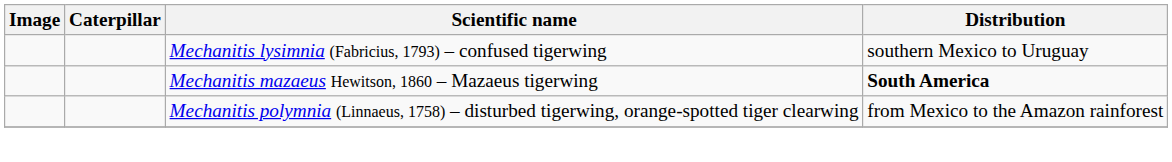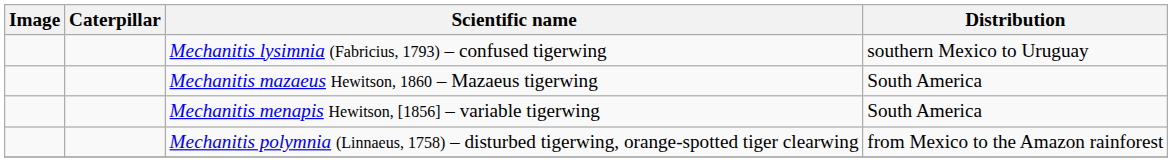(928, 80) bold -> (925, 80) normal
+ row: (385, 111)
